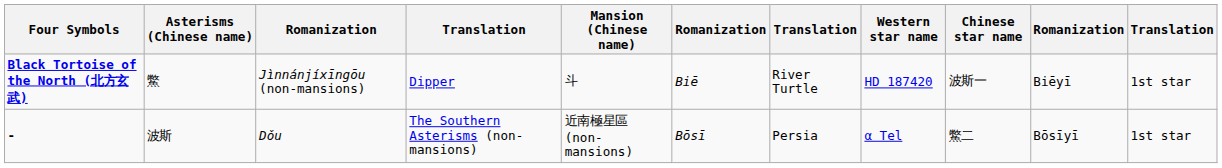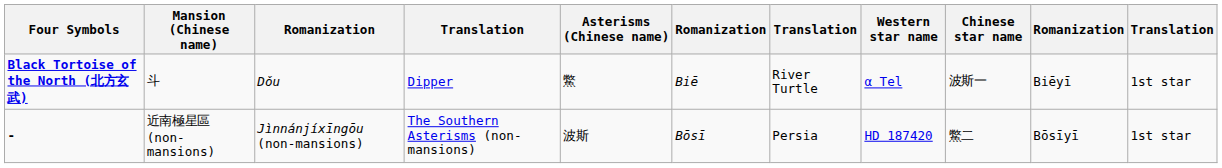columns swapped: (617, 29) <-> (200, 29)
(312, 82) Jìnnánjíxīngōu (non-mansions) -> (269, 82) Dǒu
(899, 82) HD 187420 -> (883, 82) α Tel
(270, 136) Dǒu -> (310, 136) Jìnnánjíxīngōu (non-mansions)
(883, 136) α Tel -> (899, 136) HD 187420
